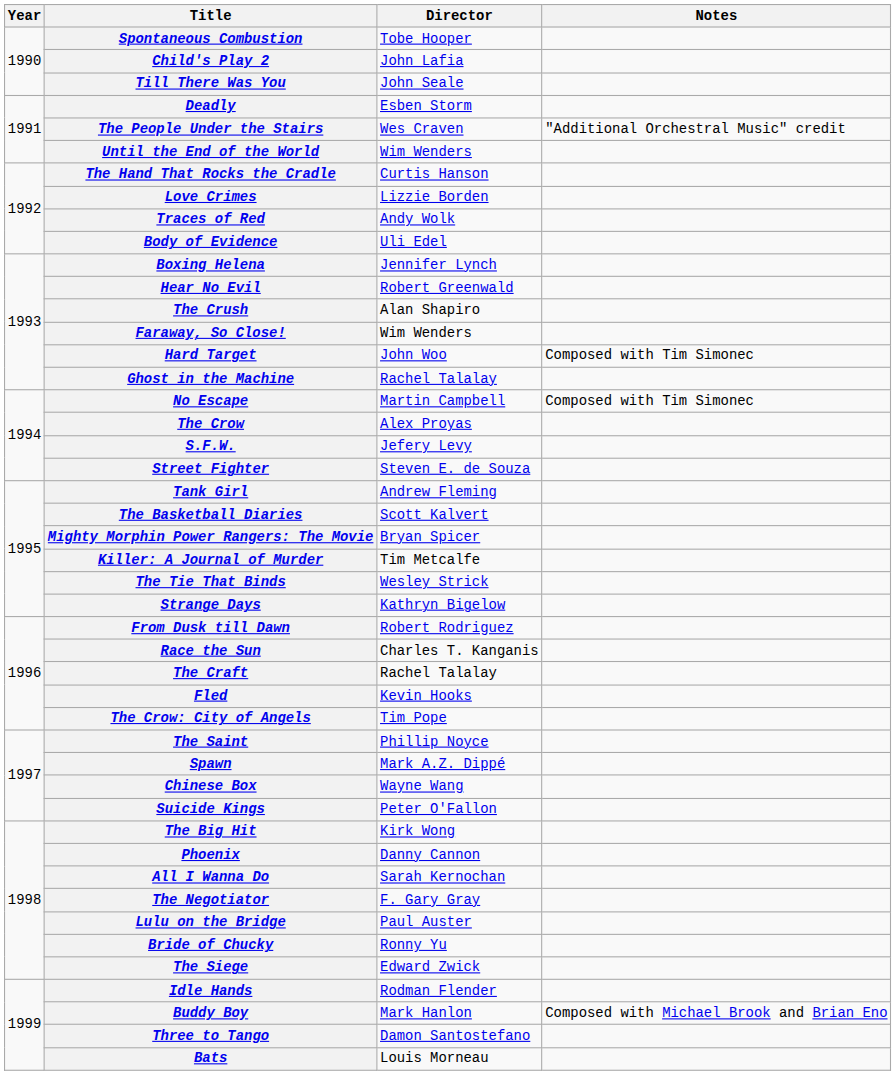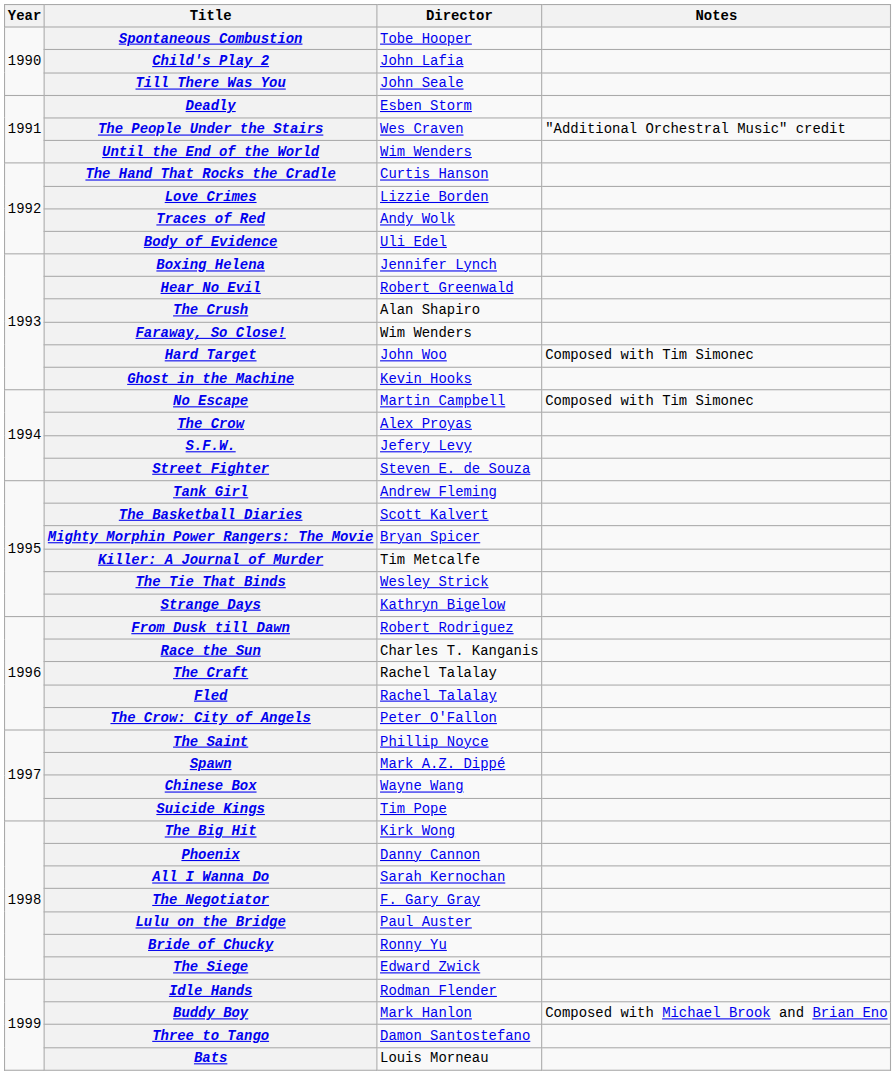(438, 379) Rachel Talalay -> (426, 379) Kevin Hooks
(426, 696) Kevin Hooks -> (438, 696) Rachel Talalay
(413, 719) Tim Pope -> (438, 719) Peter O'Fallon
(438, 809) Peter O'Fallon -> (413, 809) Tim Pope
